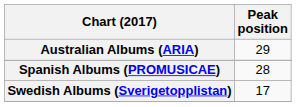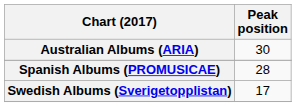(263, 49) 29 -> (263, 49) 30
